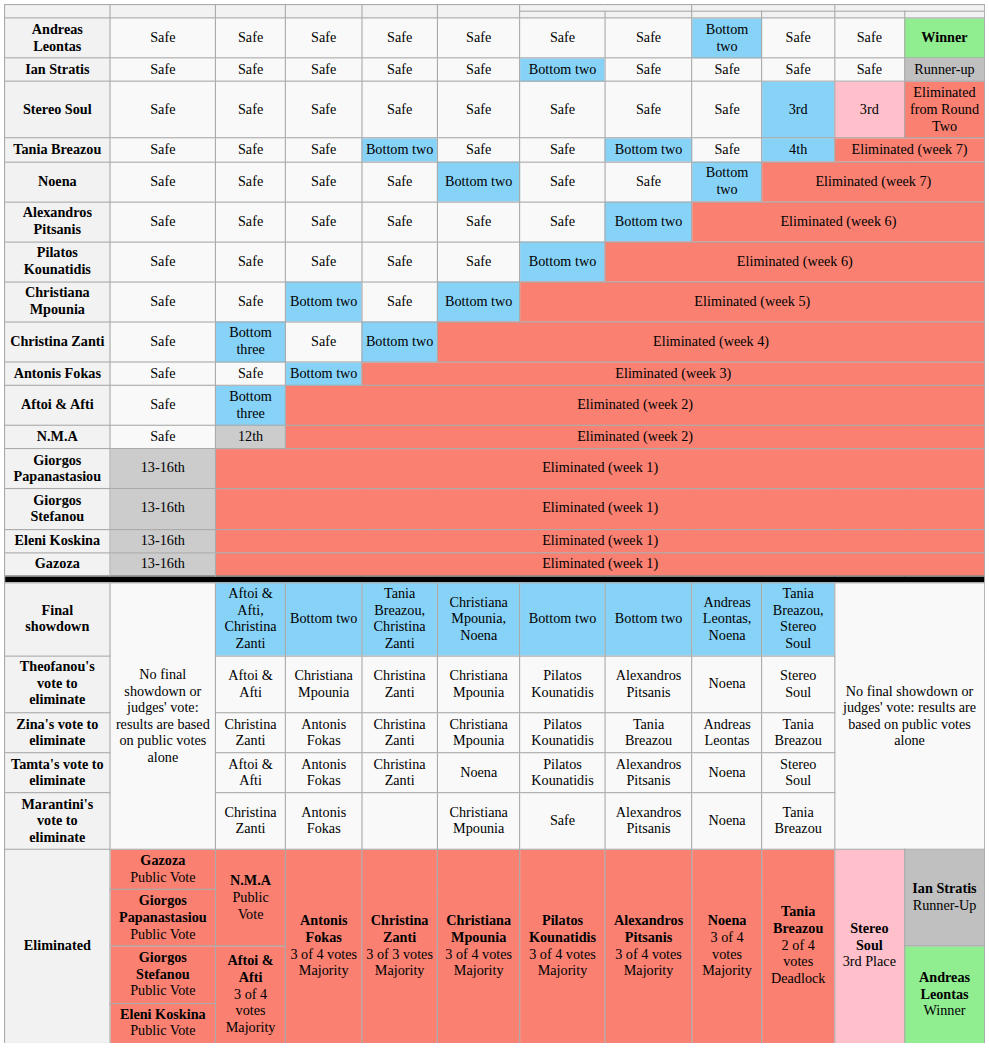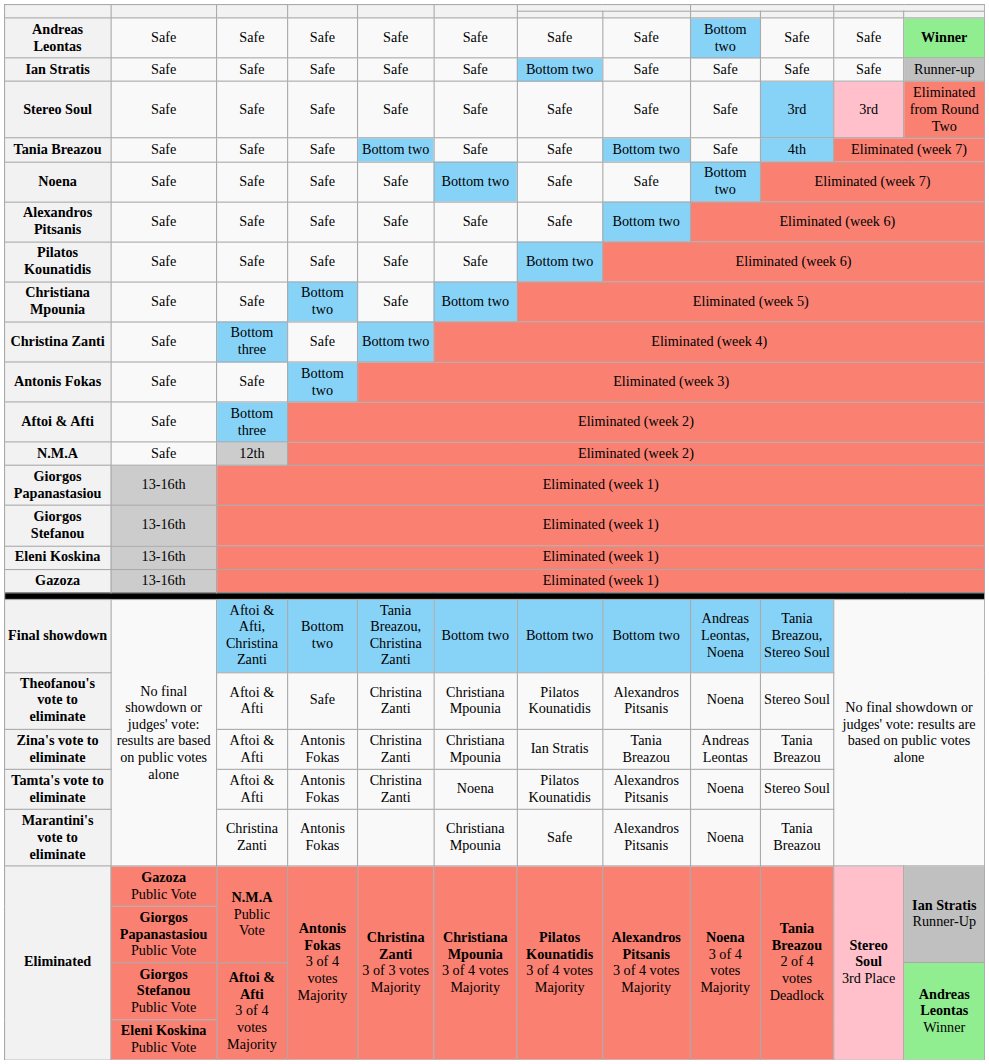(479, 619) Christiana Mpounia, Noena -> (475, 635) Bottom two
(324, 684) Christiana Mpounia -> (322, 700) Safe
(251, 732) Christina Zanti -> (252, 749) Aftoi & Afti
(563, 732) Pilatos Kounatidis -> (560, 749) Ian Stratis
